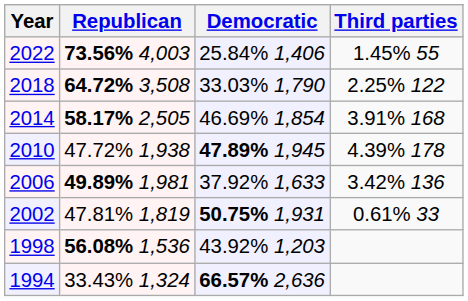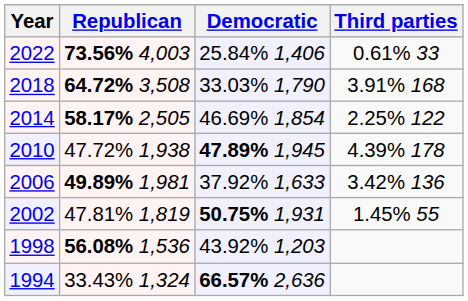(396, 53) 1.45% 55 -> (396, 53) 0.61% 33
(396, 85) 2.25% 122 -> (396, 85) 3.91% 168
(396, 118) 3.91% 168 -> (396, 118) 2.25% 122
(396, 214) 0.61% 33 -> (396, 214) 1.45% 55
